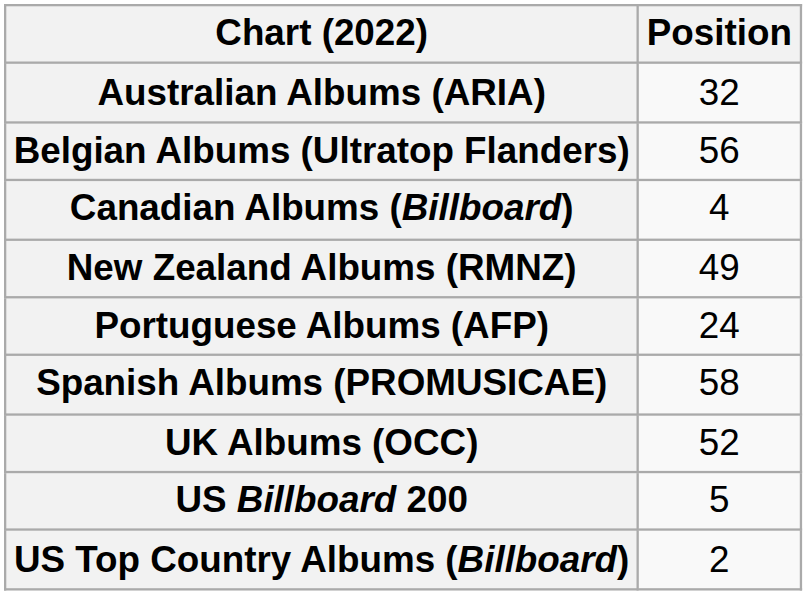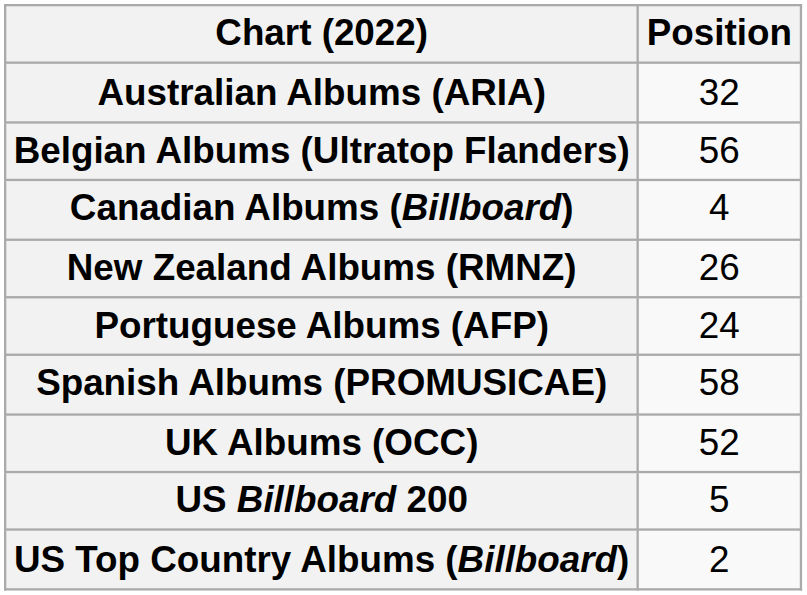(719, 267) 49 -> (719, 267) 26
